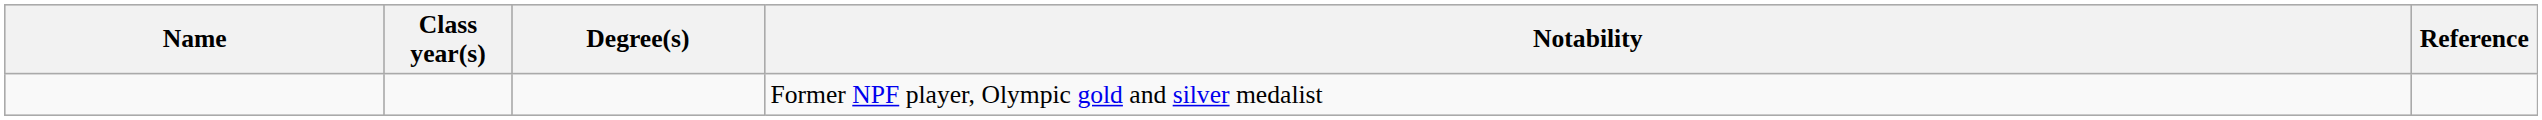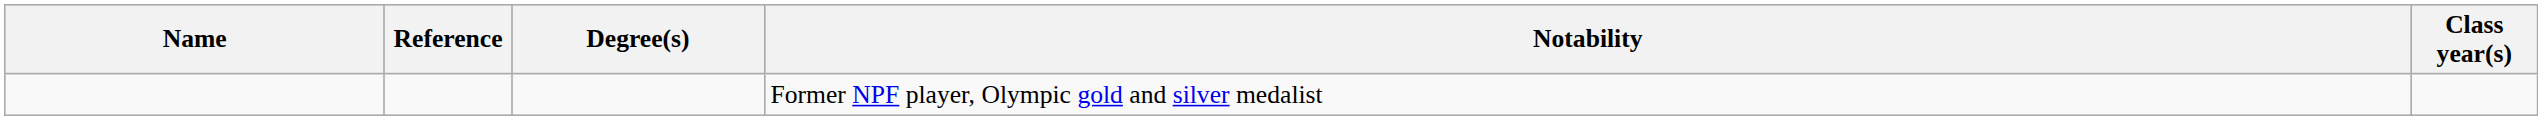columns swapped: (448, 39) <-> (2474, 39)
